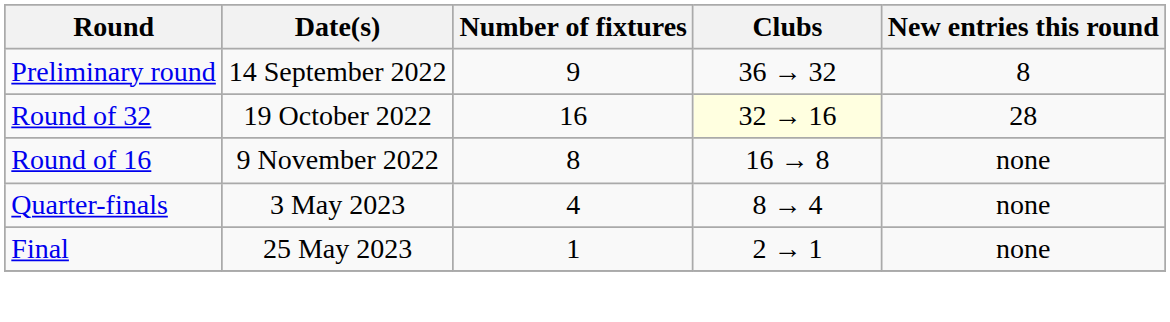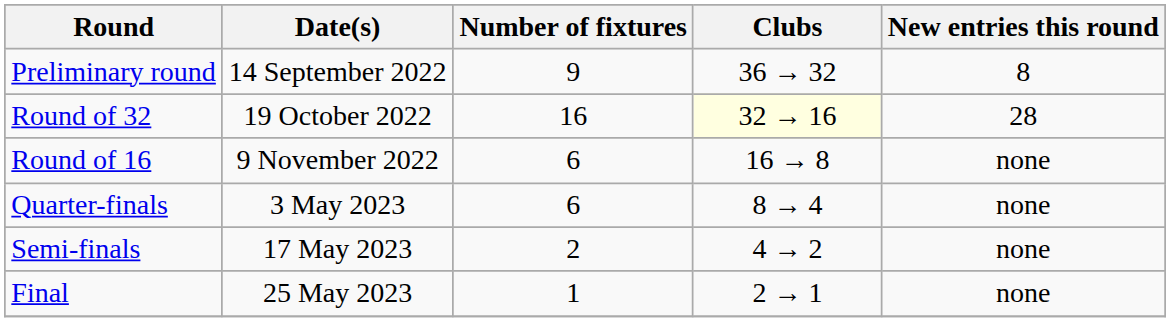(573, 159) 8 -> (573, 159) 6
(573, 204) 4 -> (573, 204) 6
+ row: (76, 248)
